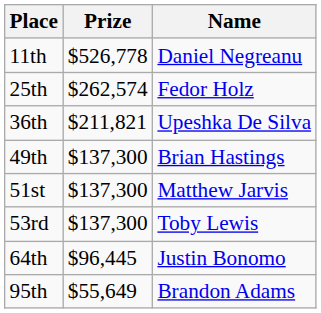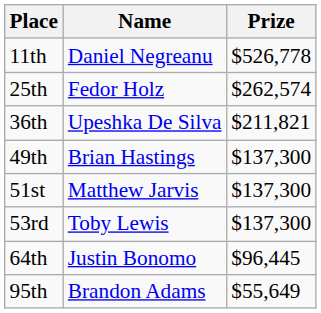columns swapped: (234, 21) <-> (108, 21)
